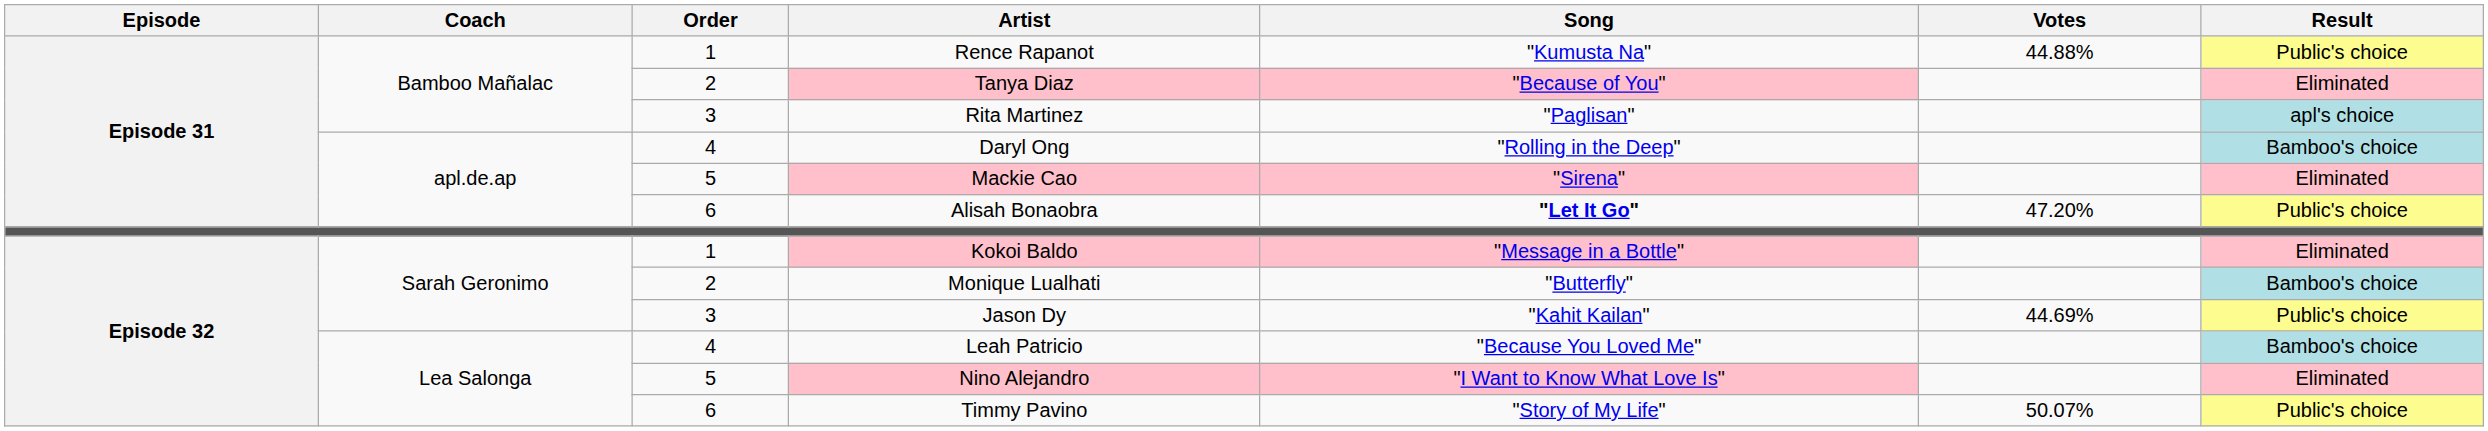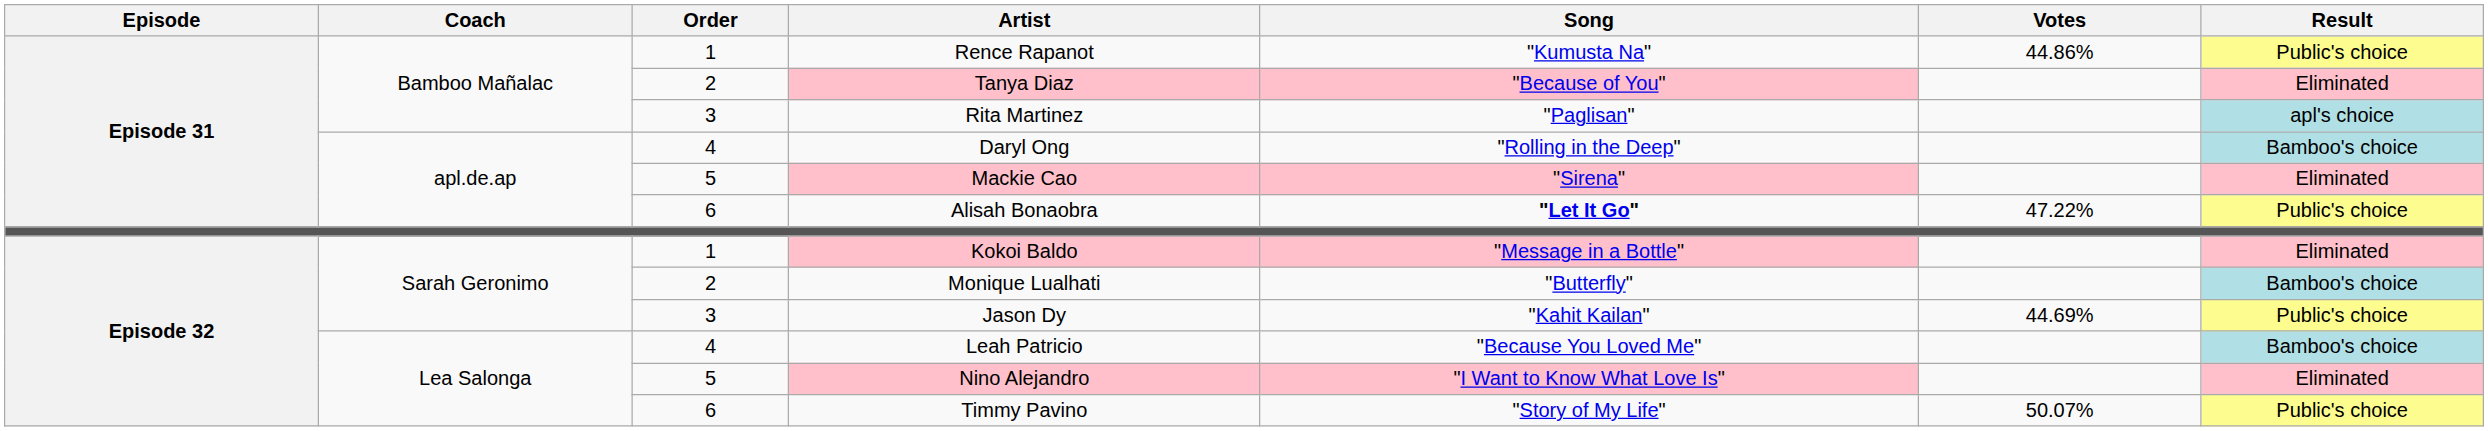(2060, 52) 44.88% -> (2060, 52) 44.86%
(2060, 210) 47.20% -> (2060, 210) 47.22%
